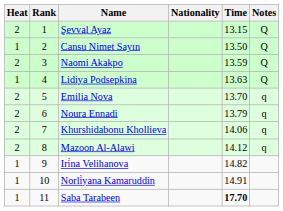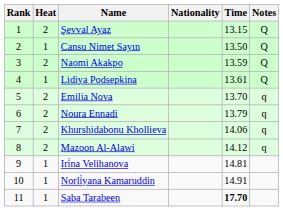columns swapped: (44, 13) <-> (17, 13)
(236, 80) 13.63 -> (236, 80) 13.61
(236, 164) 14.82 -> (236, 164) 14.81
